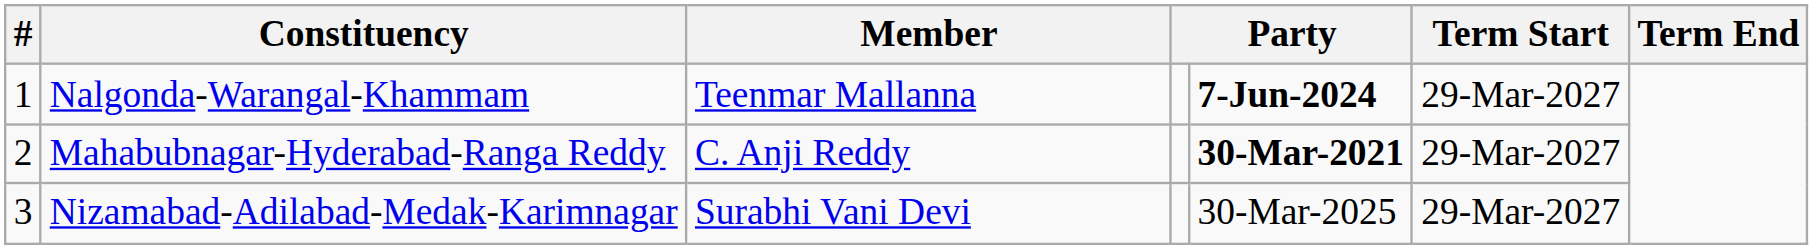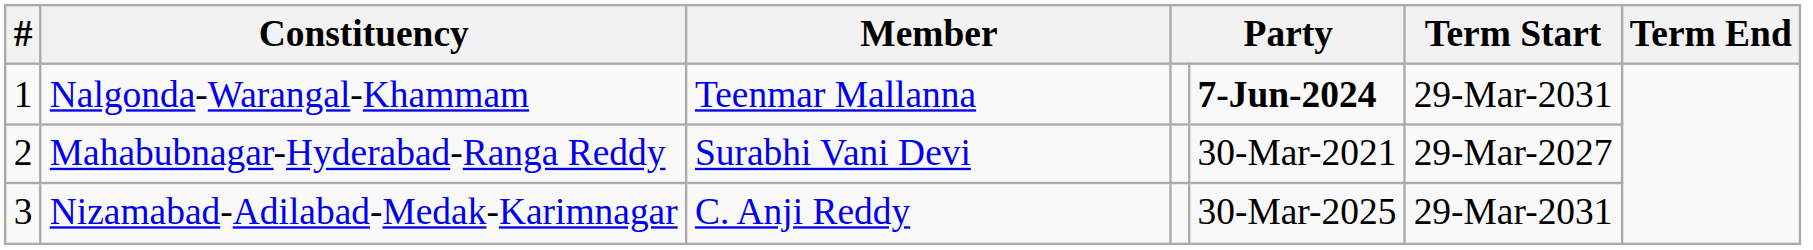(1521, 93) 29-Mar-2027 -> (1513, 93) 29-Mar-2031
(803, 152) C. Anji Reddy -> (833, 152) Surabhi Vani Devi
(1301, 152) bold -> (1297, 152) normal
(833, 212) Surabhi Vani Devi -> (803, 212) C. Anji Reddy
(1521, 212) 29-Mar-2027 -> (1513, 212) 29-Mar-2031
